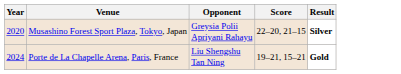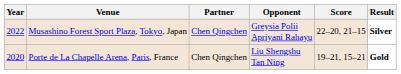+ column: (219, 12)
(15, 32) 2020 -> (15, 32) 2022
(15, 57) 2024 -> (15, 57) 2020
